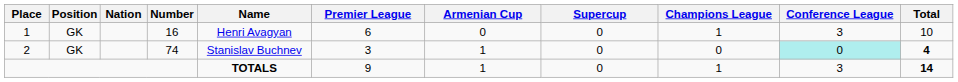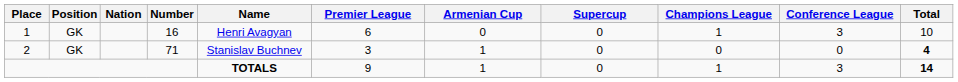(172, 50) 74 -> (172, 50) 71
(840, 50) paleturquoise background -> (840, 50) no background
